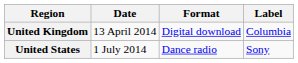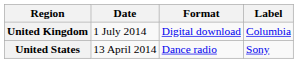(125, 31) 13 April 2014 -> (120, 31) 1 July 2014
(120, 49) 1 July 2014 -> (125, 49) 13 April 2014
